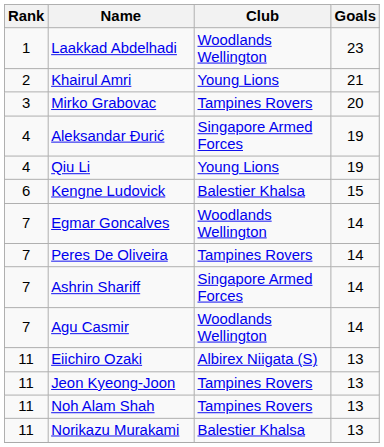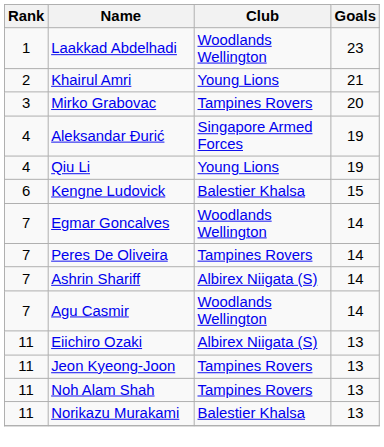(255, 287) Singapore Armed Forces -> (257, 278) Albirex Niigata (S)
